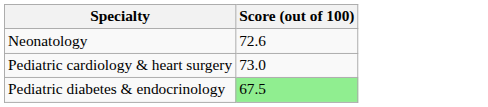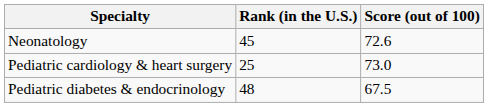+ column: (298, 16)
(253, 89) lightgreen background -> (378, 89) no background
